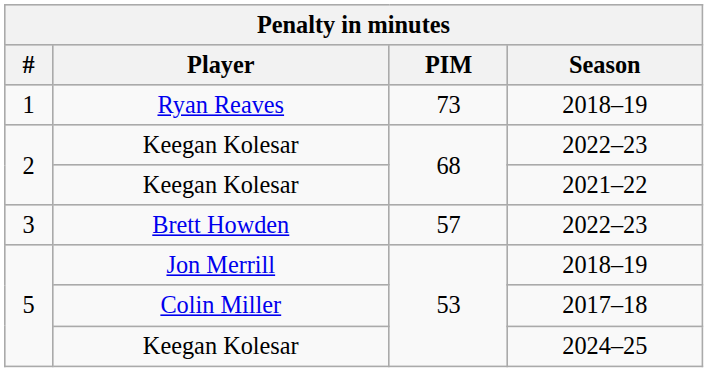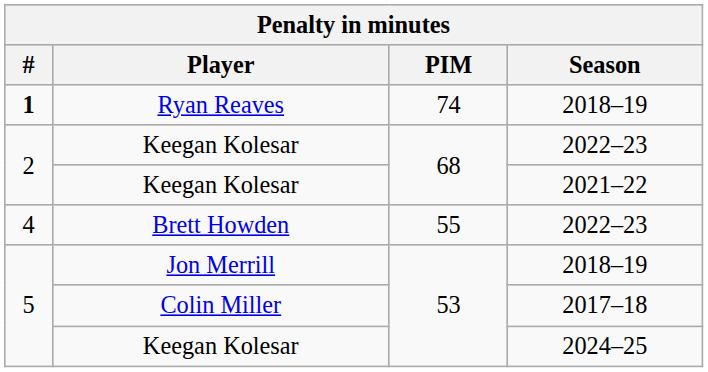(28, 104) normal -> (28, 104) bold
(449, 104) 73 -> (449, 104) 74
(28, 225) 3 -> (28, 225) 4
(449, 225) 57 -> (449, 225) 55
